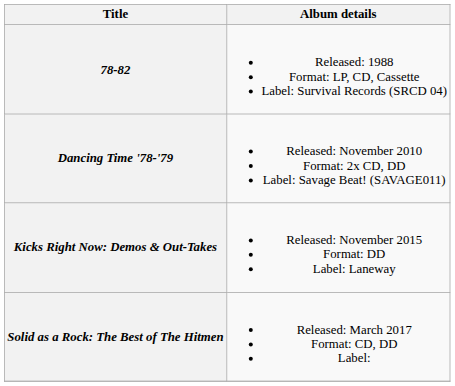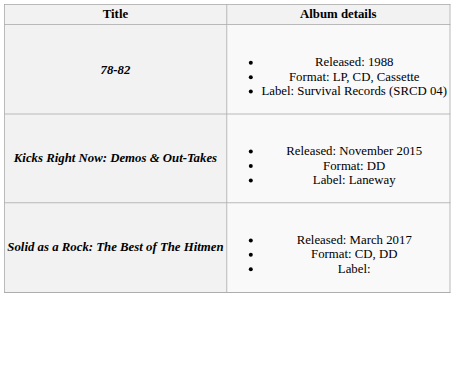- row: (115, 158)
